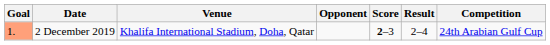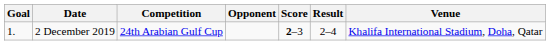columns swapped: (217, 13) <-> (491, 13)
(11, 31) lightsalmon background -> (11, 31) no background
